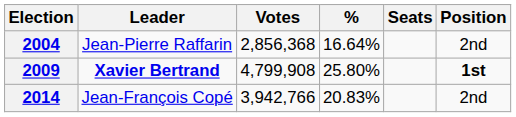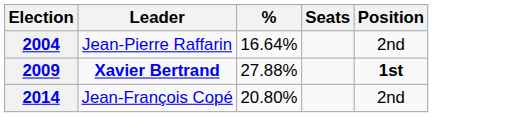- column: (278, 17)
(351, 71) 25.80% -> (269, 71) 27.88%
(351, 97) 20.83% -> (269, 97) 20.80%
